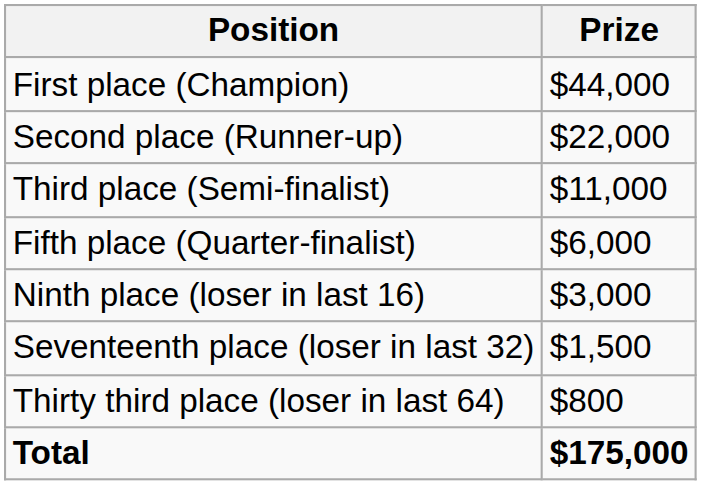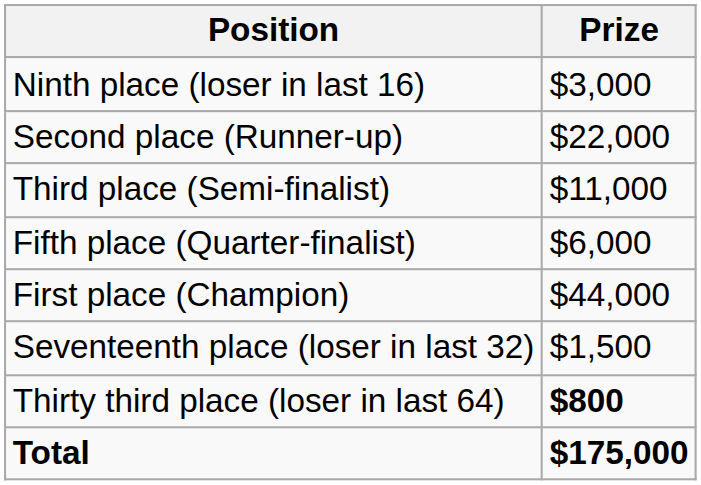rows swapped: (181, 83) <-> (219, 294)
(587, 400) normal -> (587, 400) bold
